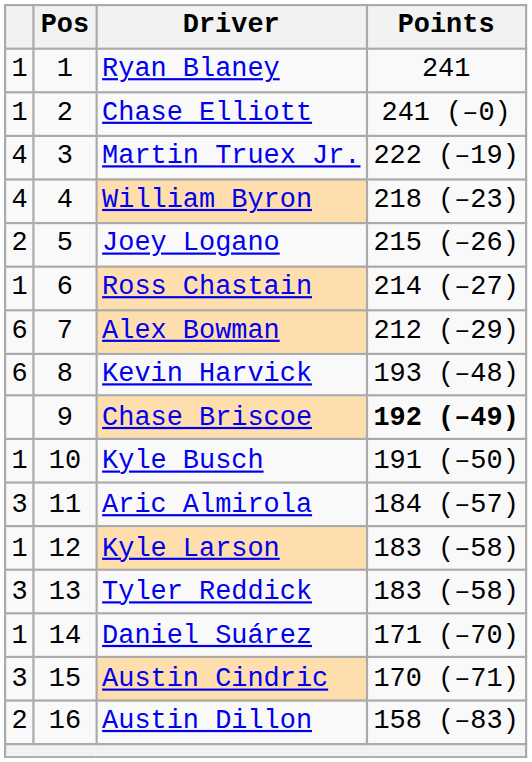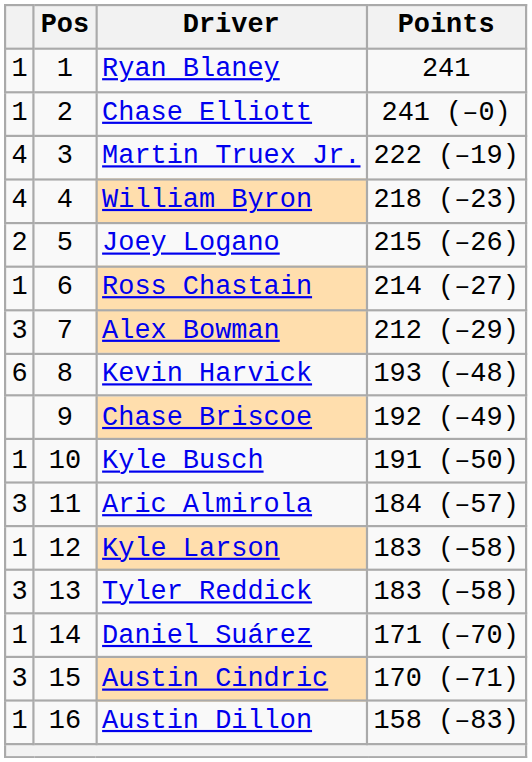(20, 331) 6 -> (20, 331) 3
(446, 418) bold -> (446, 418) normal
(20, 723) 2 -> (20, 723) 1
